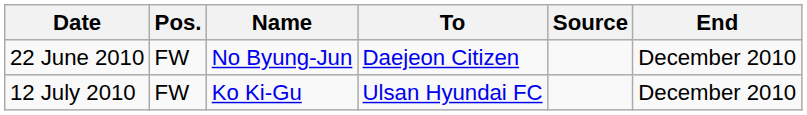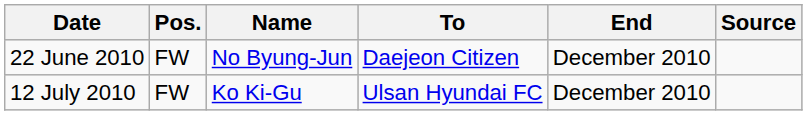columns swapped: (717, 22) <-> (590, 22)
